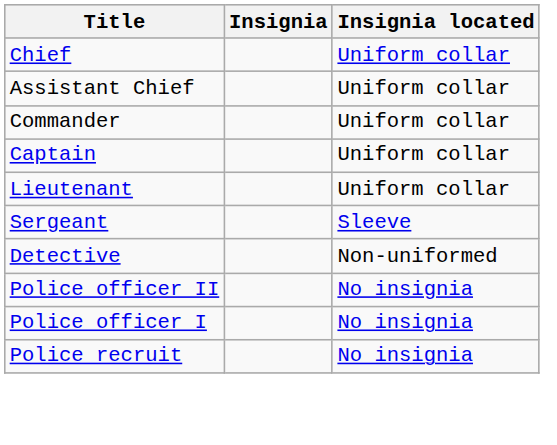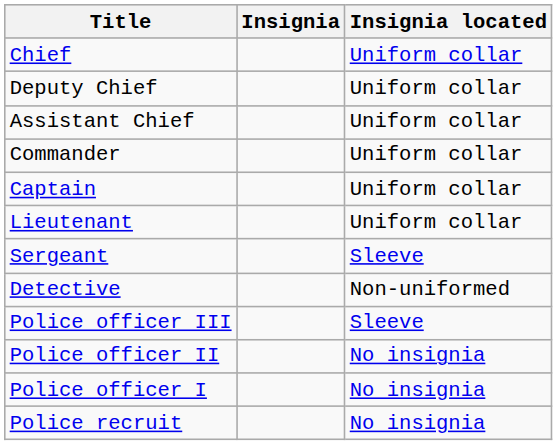+ row: (84, 88)
+ row: (121, 323)
